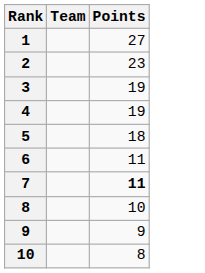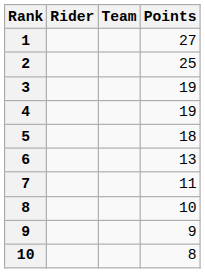+ column: (72, 17)
(137, 64) 23 -> (188, 64) 25
(137, 160) 11 -> (188, 160) 13
(137, 184) bold -> (188, 184) normal
